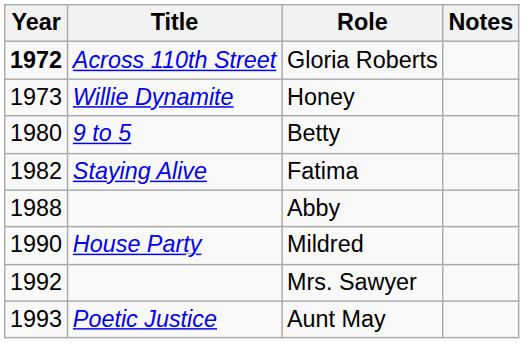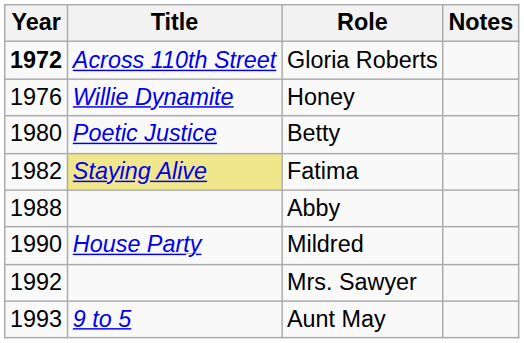(36, 97) 1973 -> (36, 97) 1976
(102, 134) 9 to 5 -> (145, 134) Poetic Justice
(140, 171) no background -> (140, 171) khaki background
(145, 319) Poetic Justice -> (102, 319) 9 to 5
